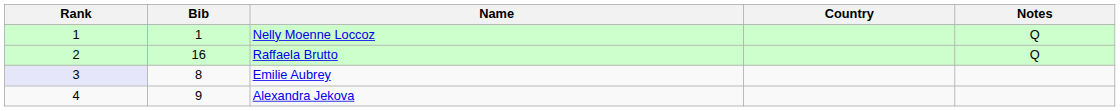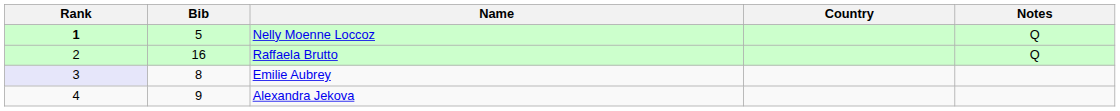(76, 34) normal -> (76, 34) bold
(199, 34) 1 -> (199, 34) 5
